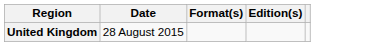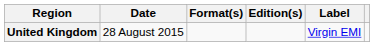+ column: (335, 13)
